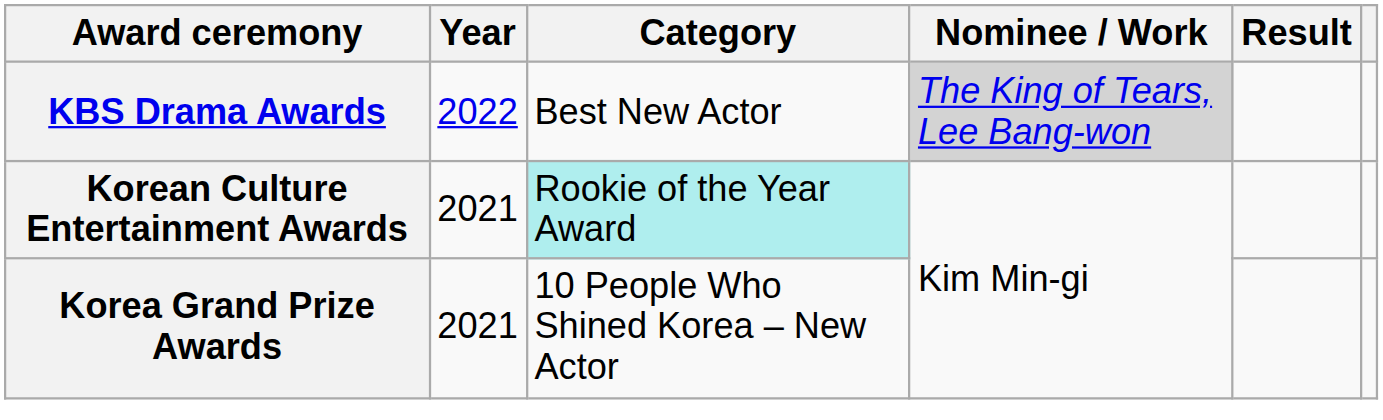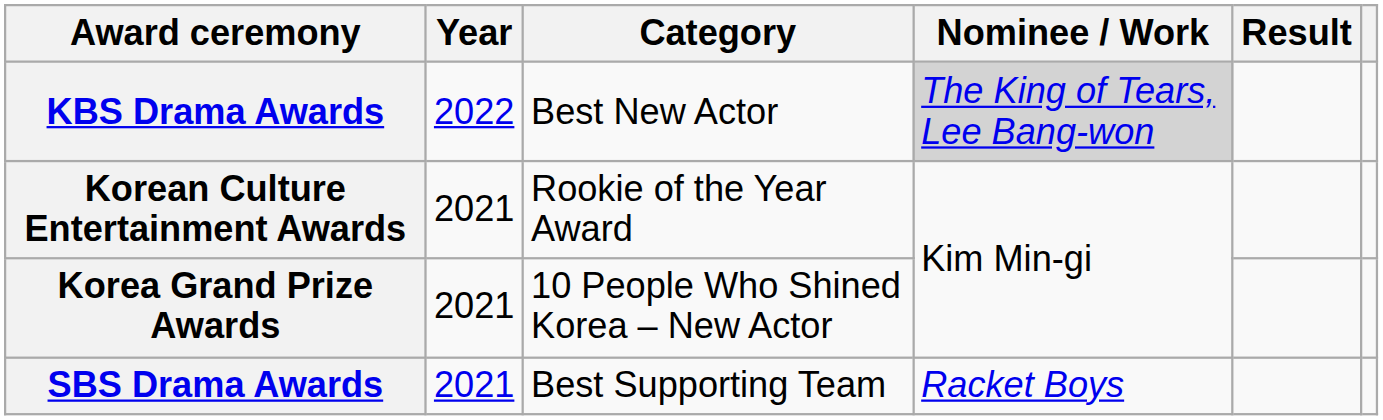(682, 208) paleturquoise background -> (679, 208) no background
+ row: (215, 384)
